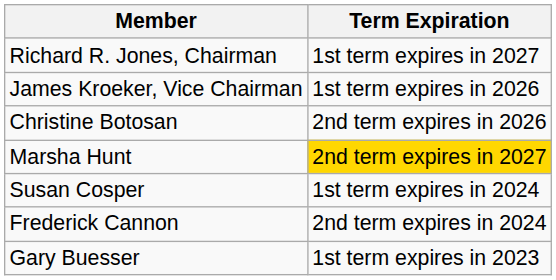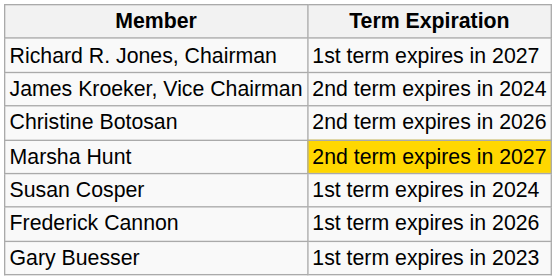(426, 88) 1st term expires in 2026 -> (429, 88) 2nd term expires in 2024
(429, 223) 2nd term expires in 2024 -> (426, 223) 1st term expires in 2026
